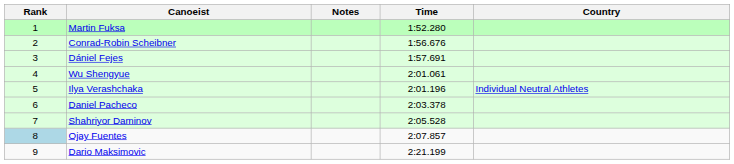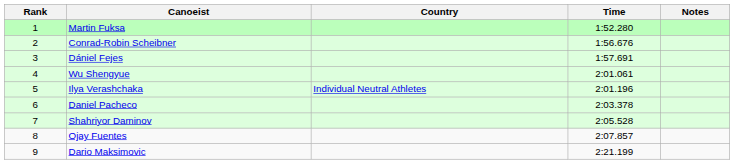columns swapped: (601, 12) <-> (346, 12)
(35, 136) lightblue background -> (35, 136) no background
